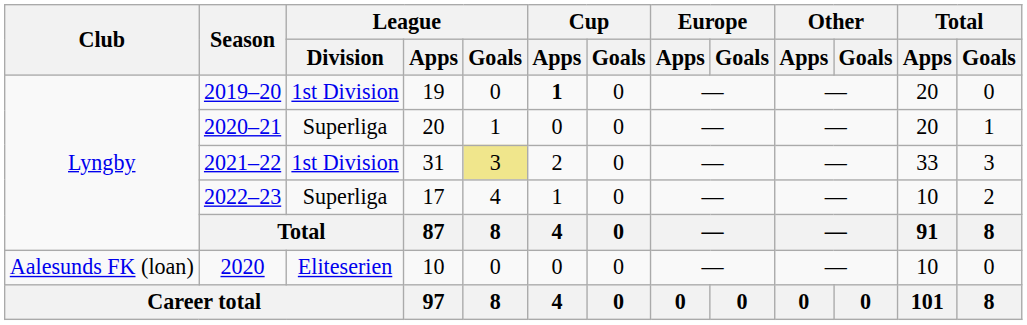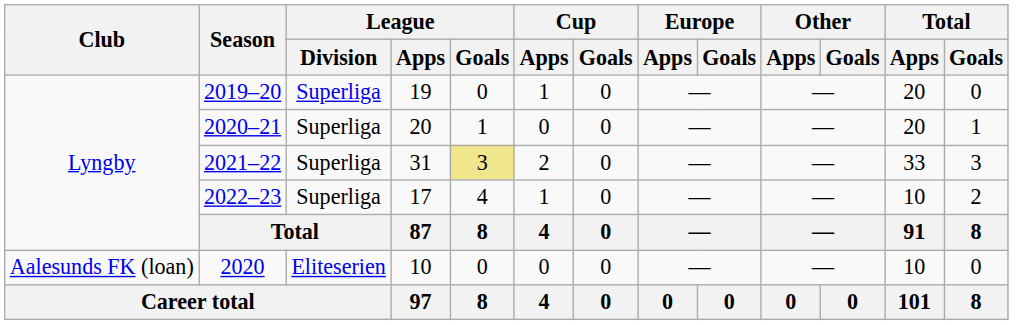(345, 92) 1st Division -> (339, 92) Superliga
(557, 92) bold -> (544, 92) normal
(345, 162) 1st Division -> (339, 162) Superliga
